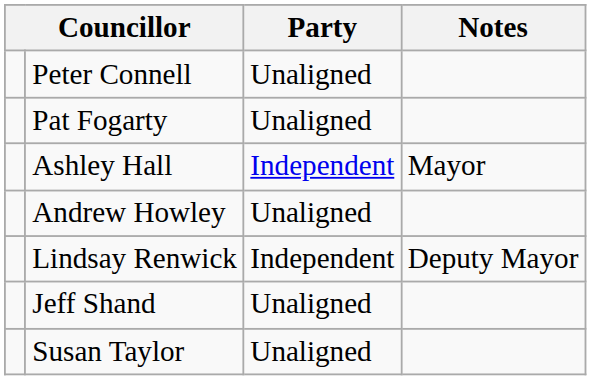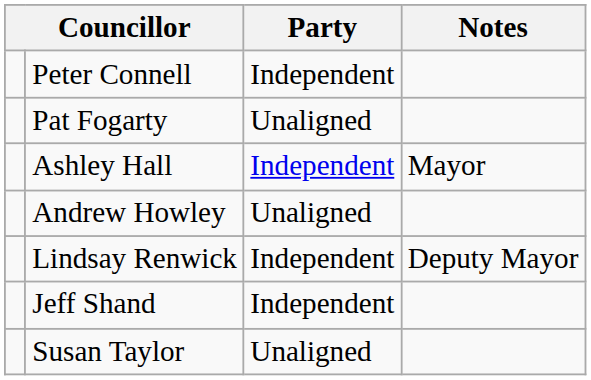(311, 73) Unaligned -> (322, 73) Independent
(311, 304) Unaligned -> (322, 304) Independent
